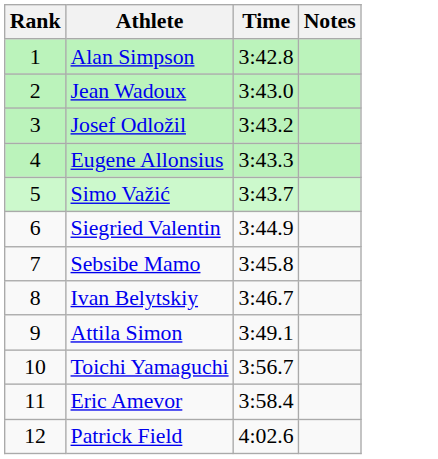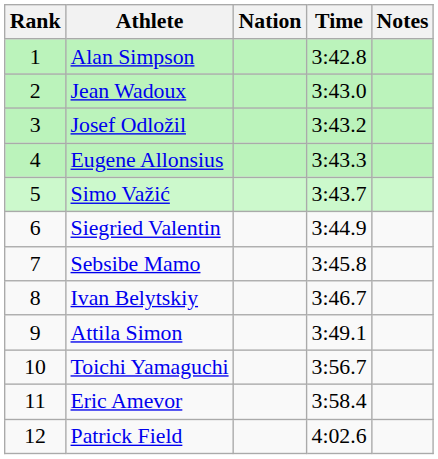+ column: (270, 21)
